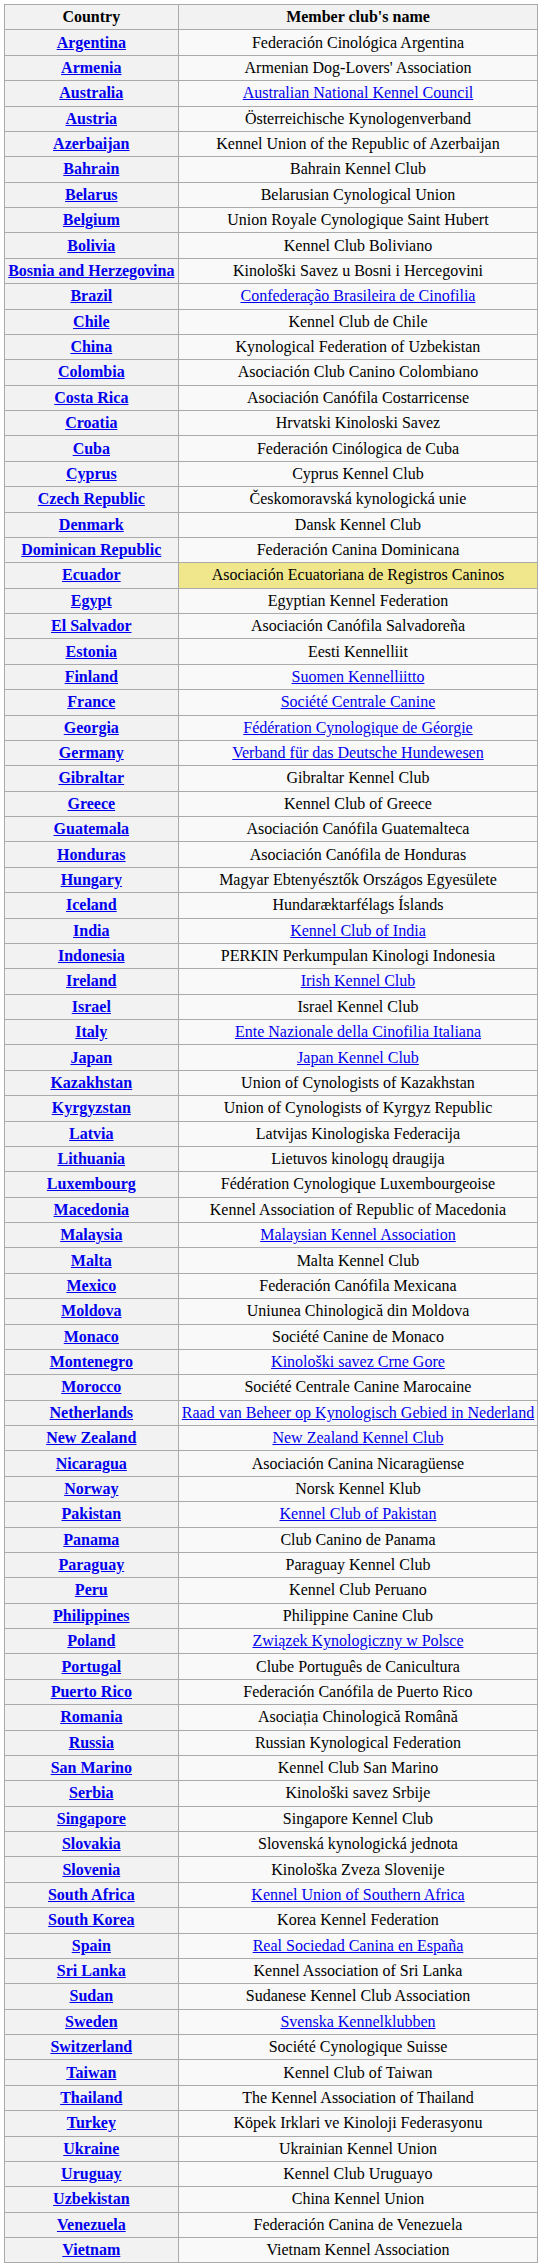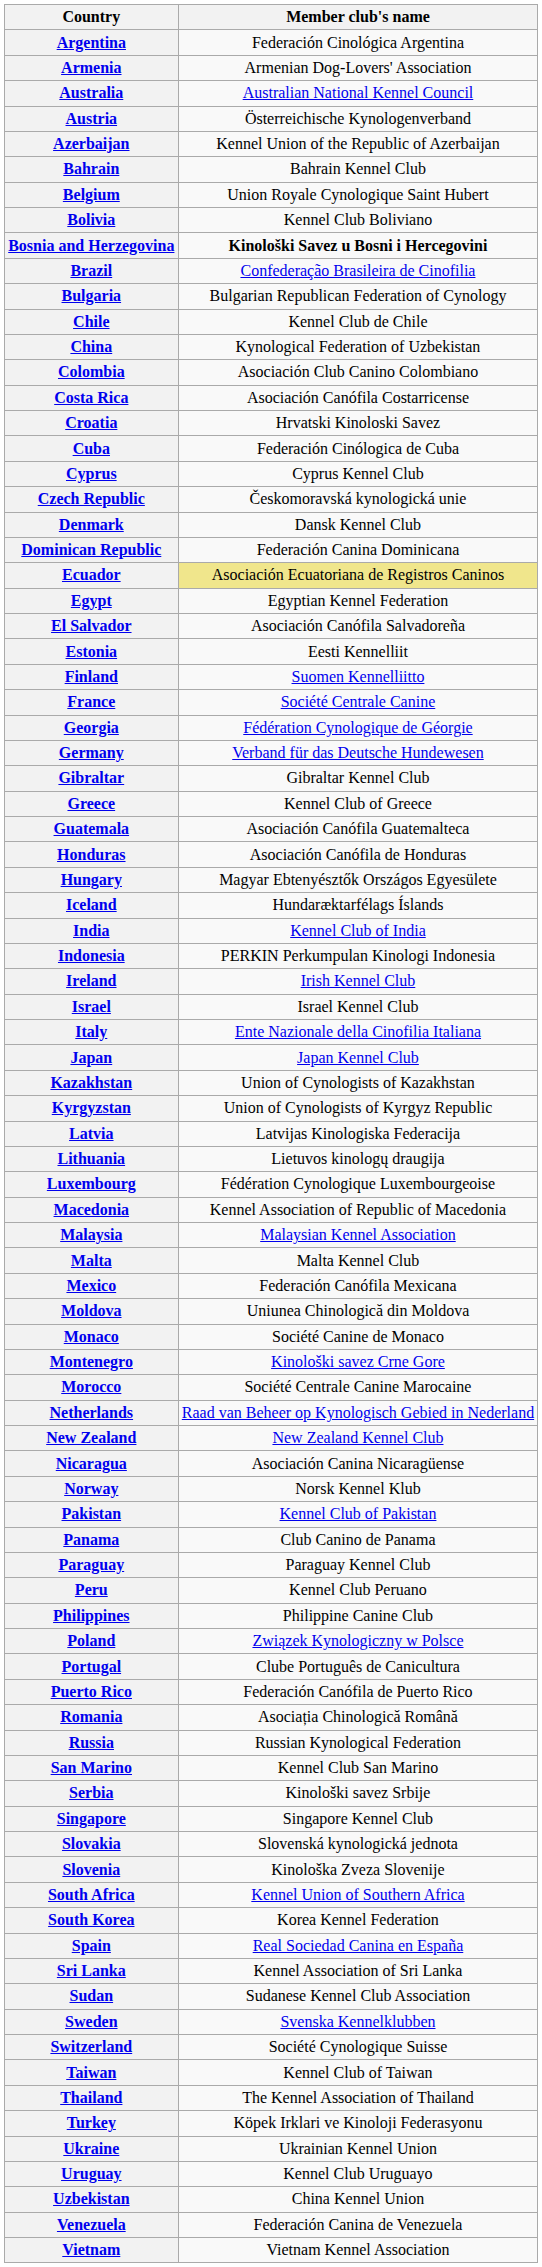- row: (91, 194)
(358, 270) normal -> (358, 245) bold
+ row: (91, 296)
